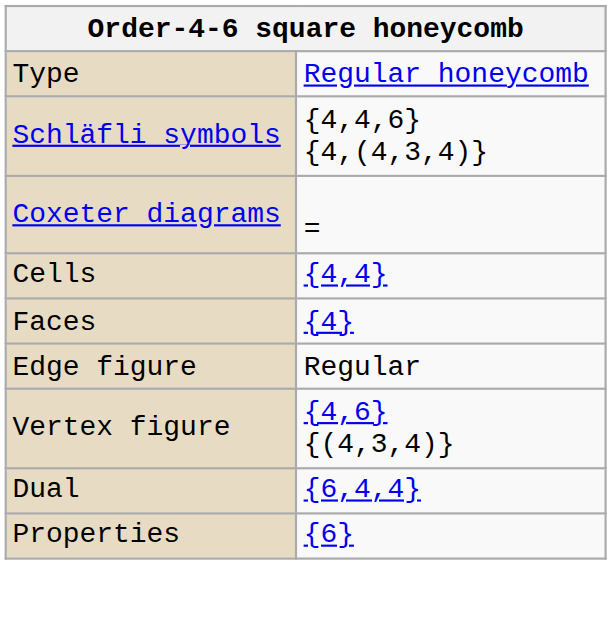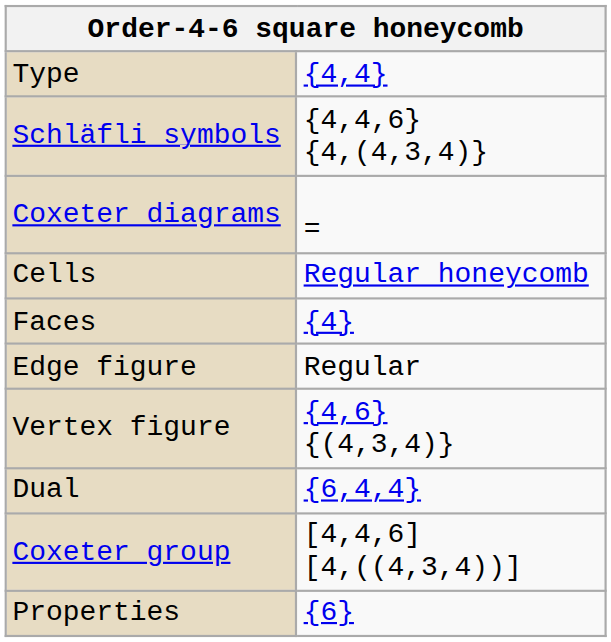(446, 74) Regular honeycomb -> (346, 74) {4,4}
(346, 276) {4,4} -> (446, 276) Regular honeycomb
+ row: (121, 552)
